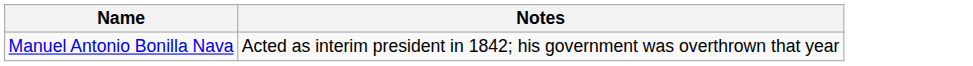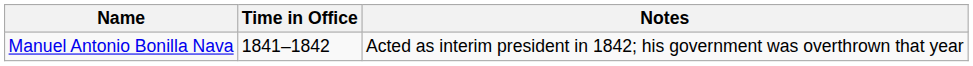+ column: (300, 18)
